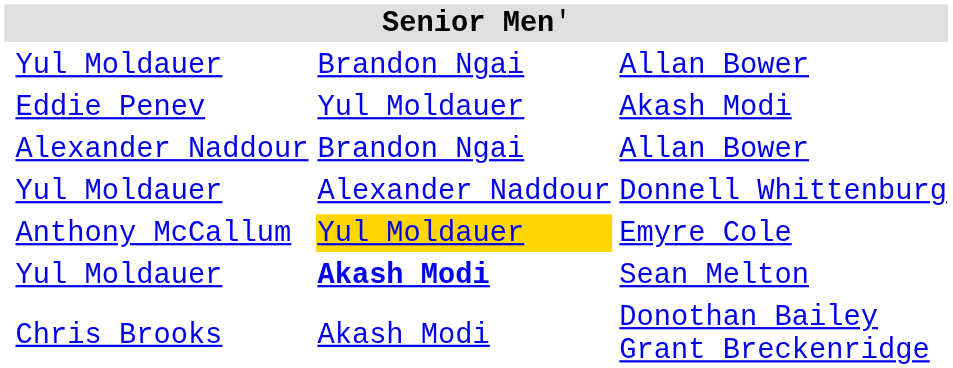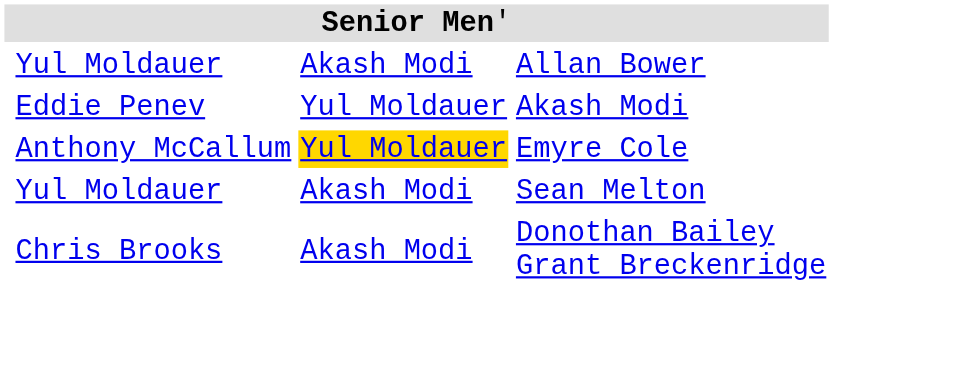(421, 65) Brandon Ngai -> (386, 65) Akash Modi
- row: (162, 149)
- row: (119, 191)
(404, 275) bold -> (386, 191) normal
